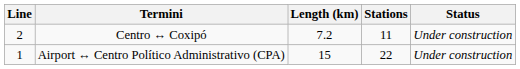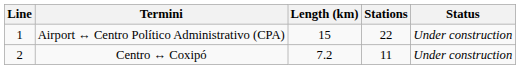rows swapped: (161, 54) <-> (161, 34)
